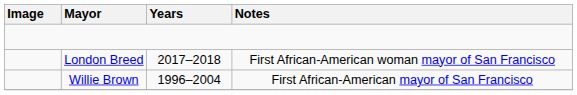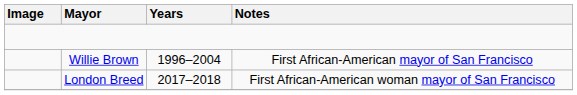rows swapped: (104, 79) <-> (104, 59)
